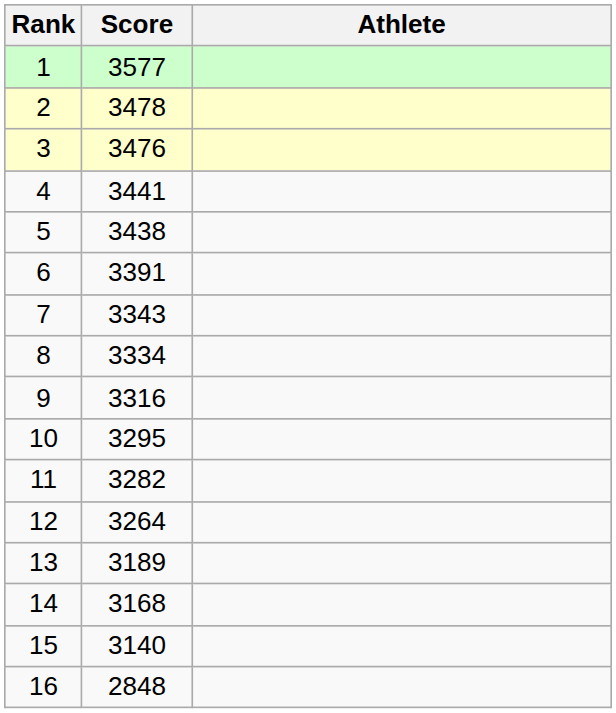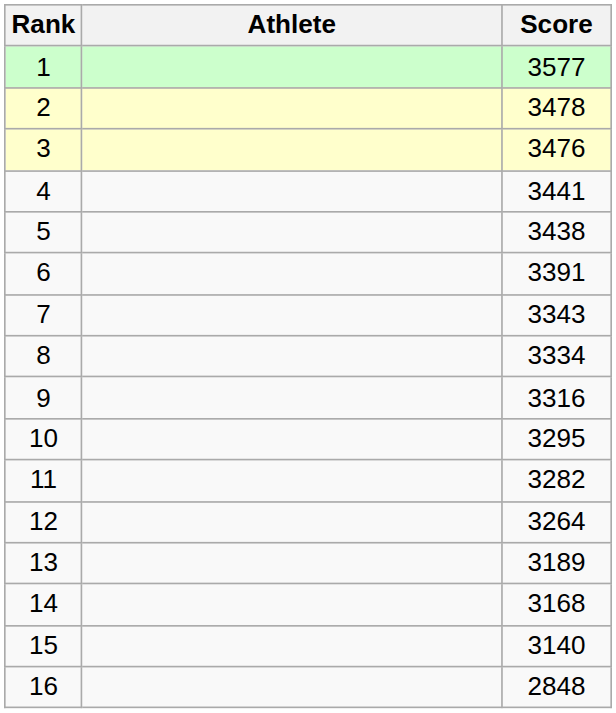columns swapped: (402, 25) <-> (137, 25)
